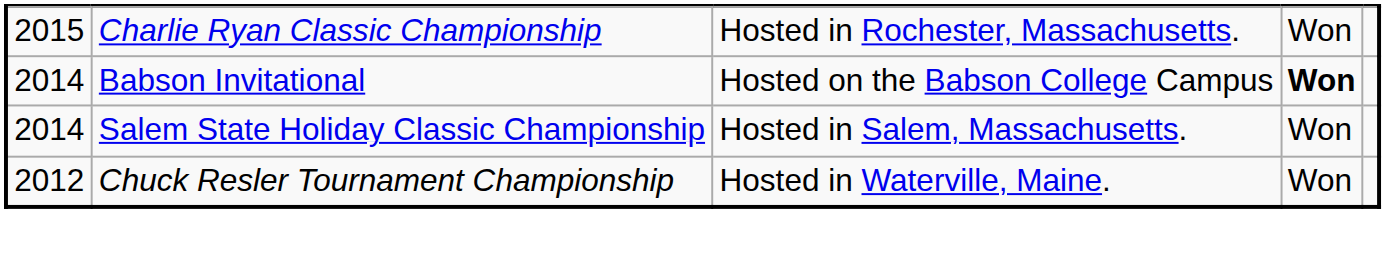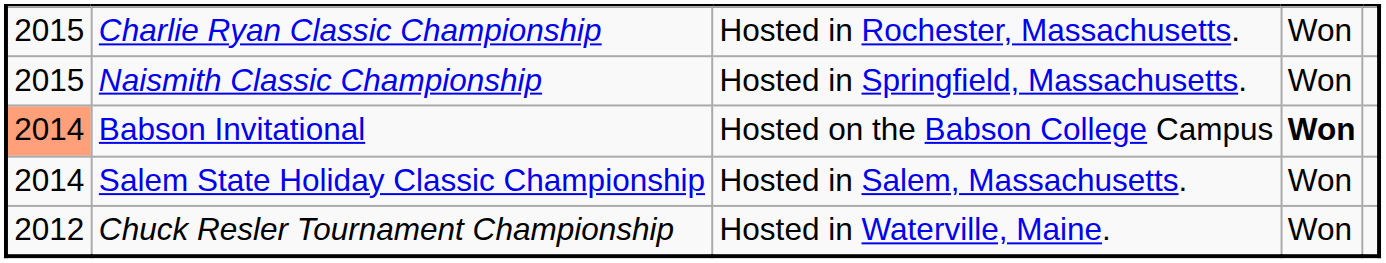+ row: (320, 80)
(49, 80) no background -> (49, 130) lightsalmon background
